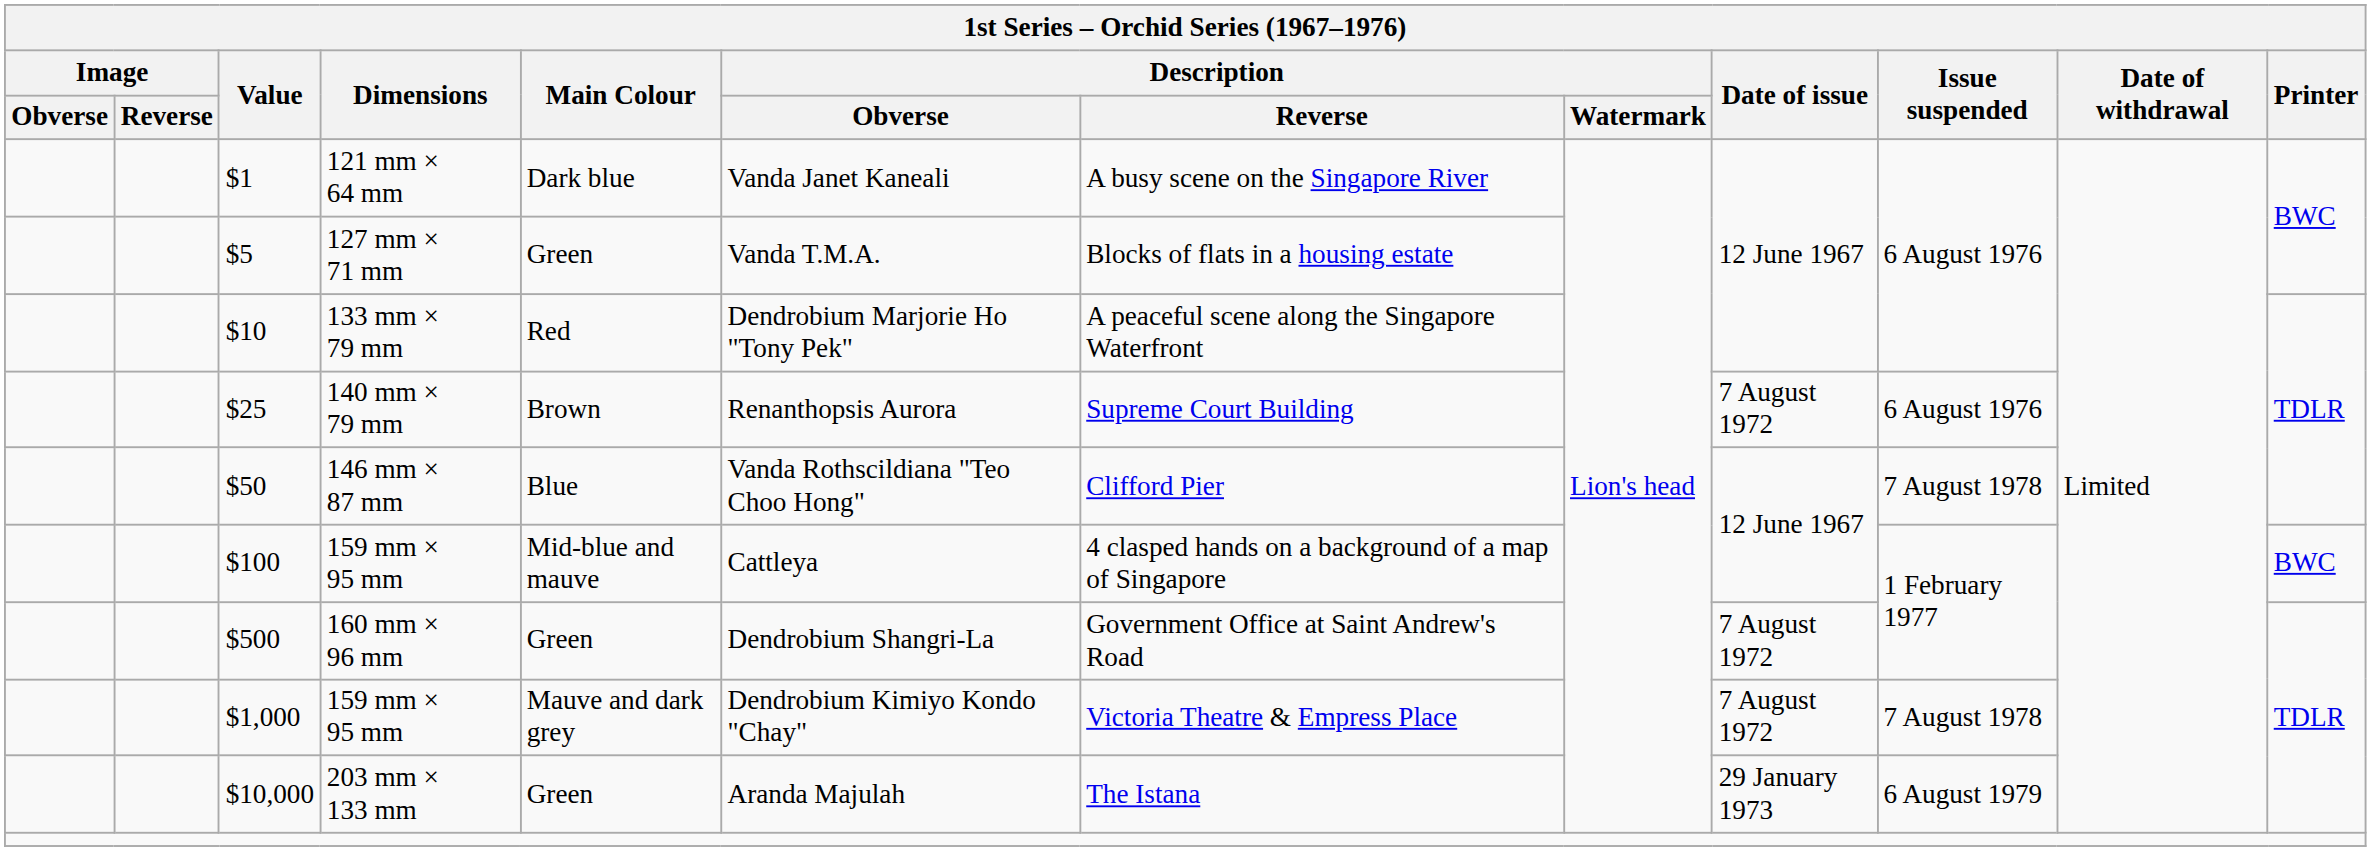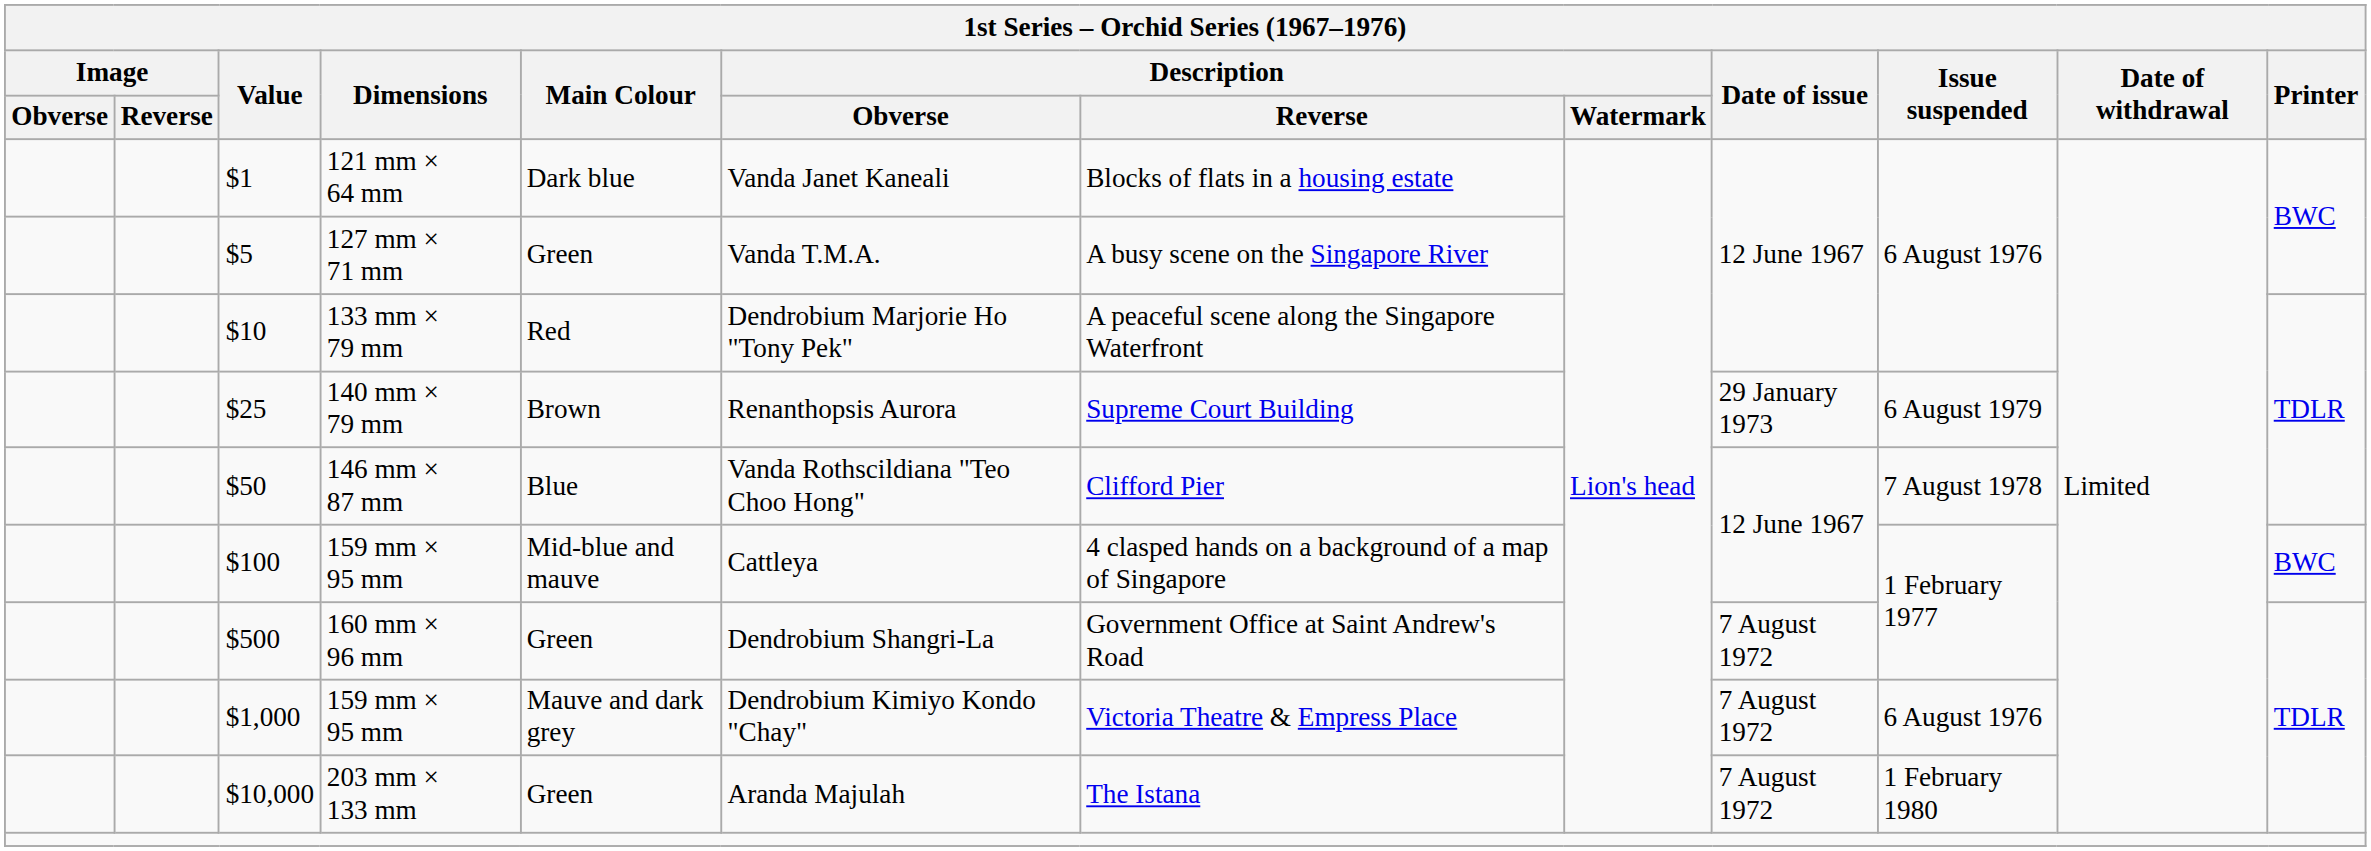(1287, 178) A busy scene on the Singapore River -> (1270, 178) Blocks of flats in a housing estate
(1270, 255) Blocks of flats in a housing estate -> (1287, 255) A busy scene on the Singapore River
(1767, 409) 7 August 1972 -> (1778, 409) 29 January 1973
(1963, 409) 6 August 1976 -> (1963, 409) 6 August 1979
(1963, 717) 7 August 1978 -> (1963, 717) 6 August 1976
(1778, 794) 29 January 1973 -> (1767, 794) 7 August 1972
(1963, 794) 6 August 1979 -> (1943, 794) 1 February 1980
